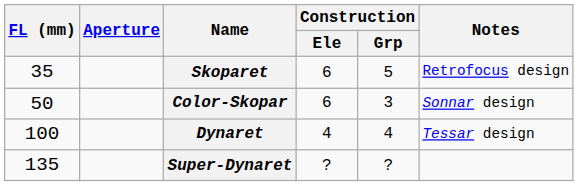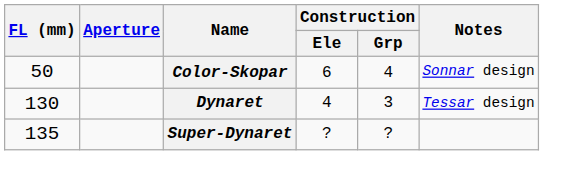- row: (230, 72)
(388, 103) 3 -> (388, 72) 4
(42, 134) 100 -> (42, 103) 130
(388, 134) 4 -> (388, 103) 3
